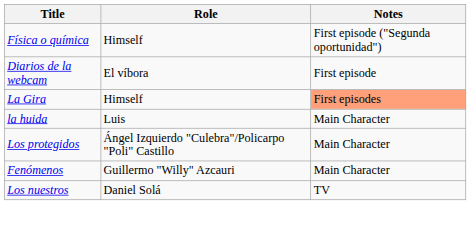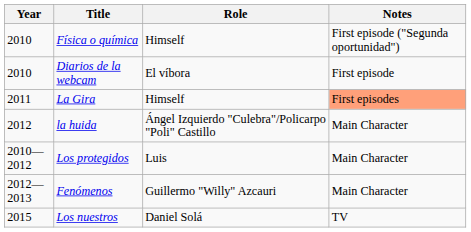+ column: (29, 14)
(114, 118) Luis -> (236, 125) Ángel Izquierdo "Culebra"/Policarpo "Poli" Castillo
(194, 144) Ángel Izquierdo "Culebra"/Policarpo "Poli" Castillo -> (156, 158) Luis
